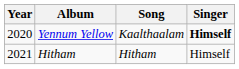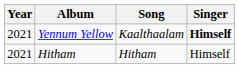(20, 34) 2020 -> (20, 34) 2021
